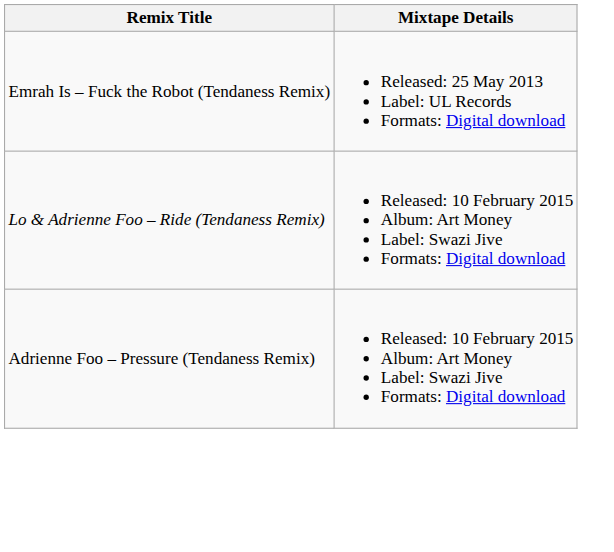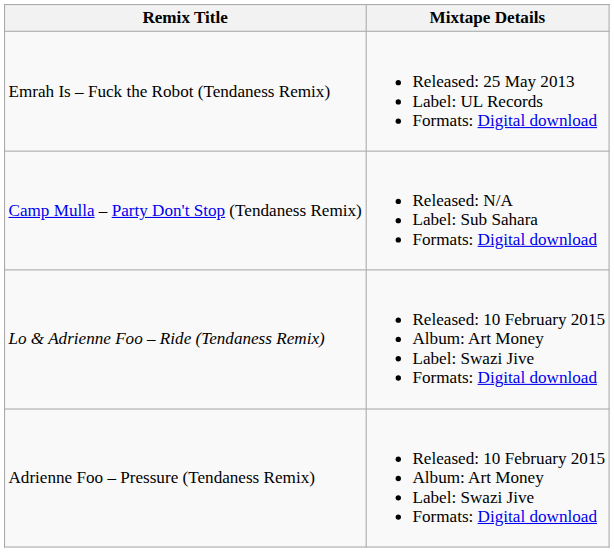+ row: (185, 210)
